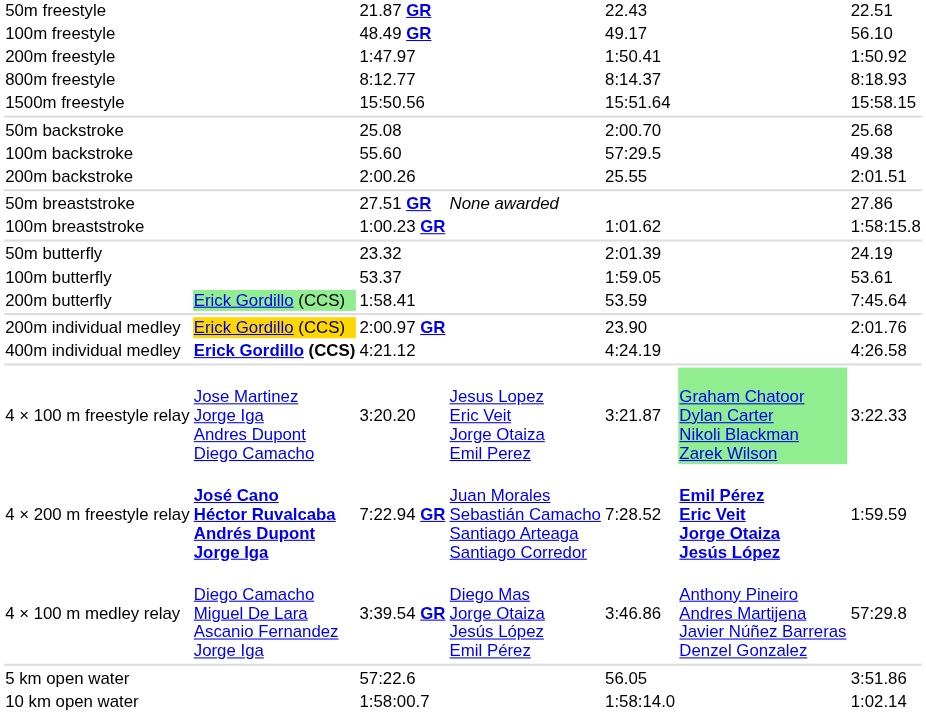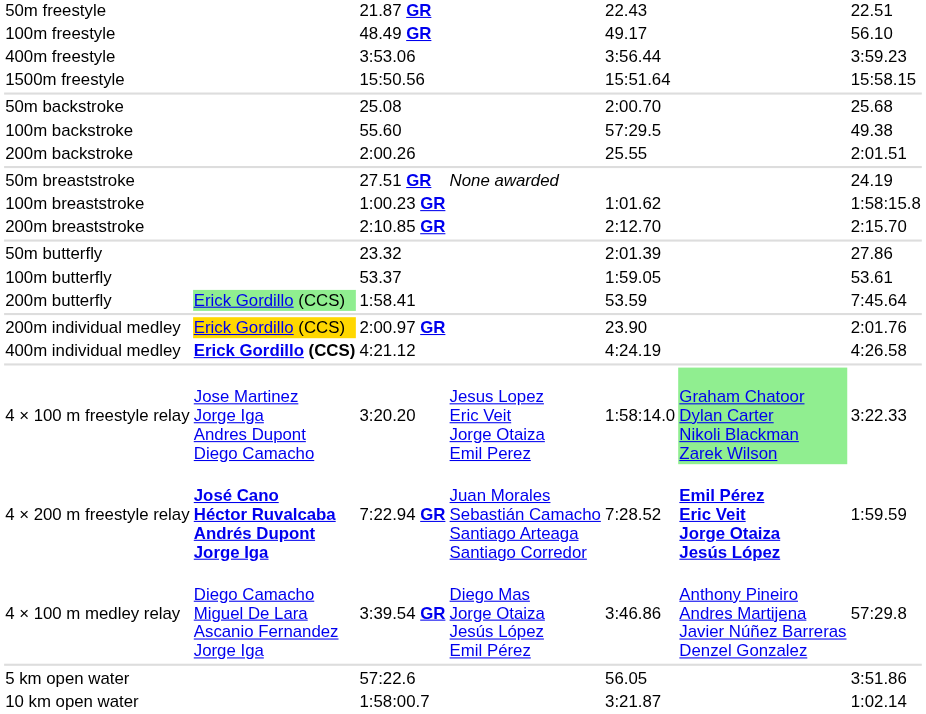- row: (60, 56)
+ row: (60, 56)
- row: (60, 79)
(872, 203) 27.86 -> (872, 180) 24.19
+ row: (75, 226)
(872, 254) 24.19 -> (872, 254) 27.86
(633, 415) 3:21.87 -> (640, 415) 1:58:14.0
(640, 701) 1:58:14.0 -> (633, 701) 3:21.87
